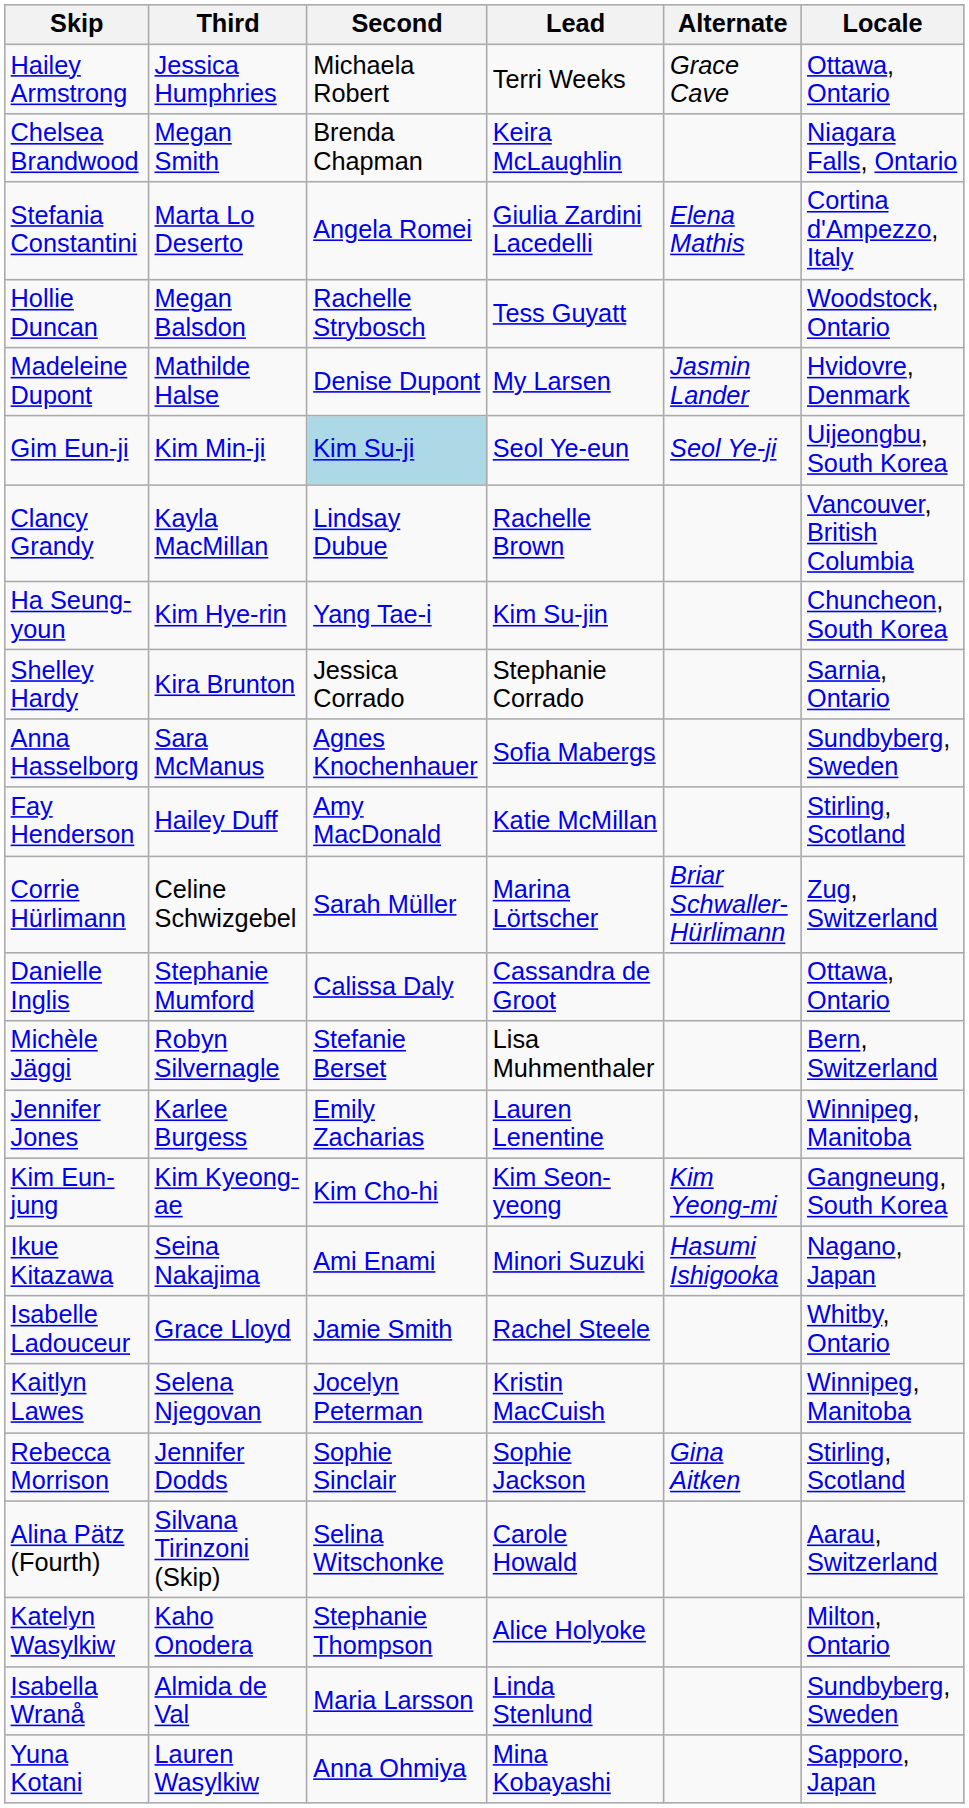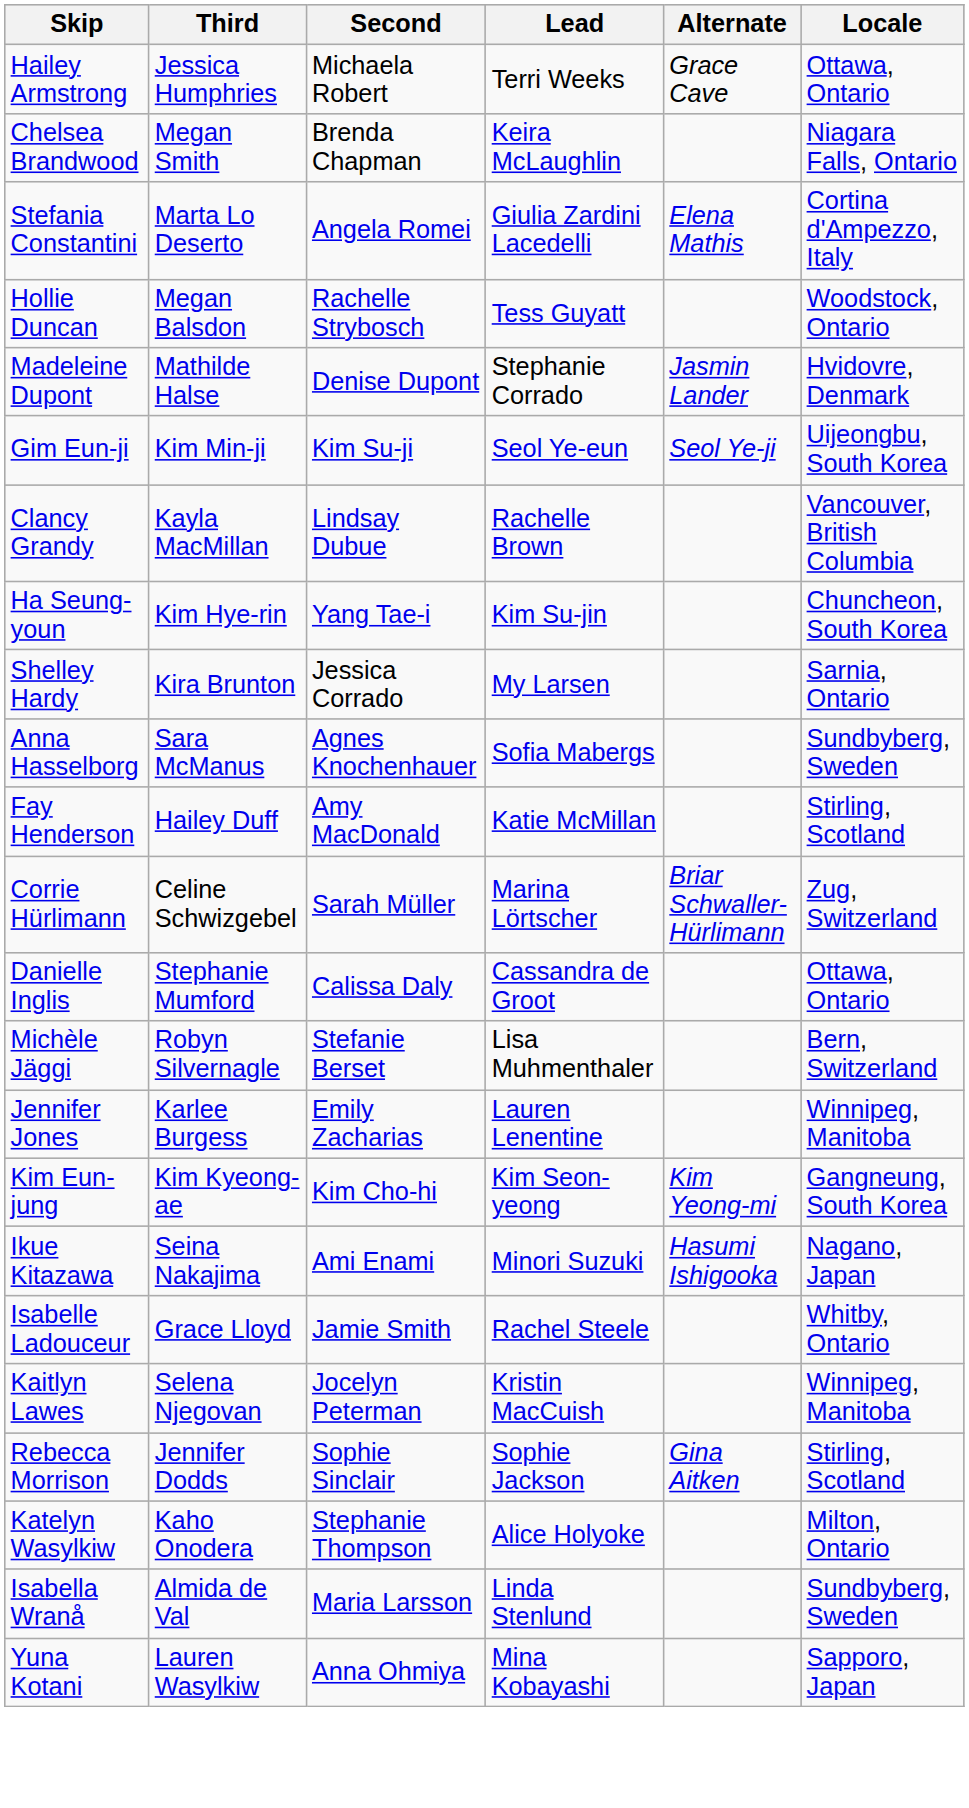(552, 381) My Larsen -> (549, 381) Stephanie Corrado
(364, 449) lightblue background -> (363, 449) no background
(550, 683) Stephanie Corrado -> (551, 683) My Larsen
- row: (68, 1549)
